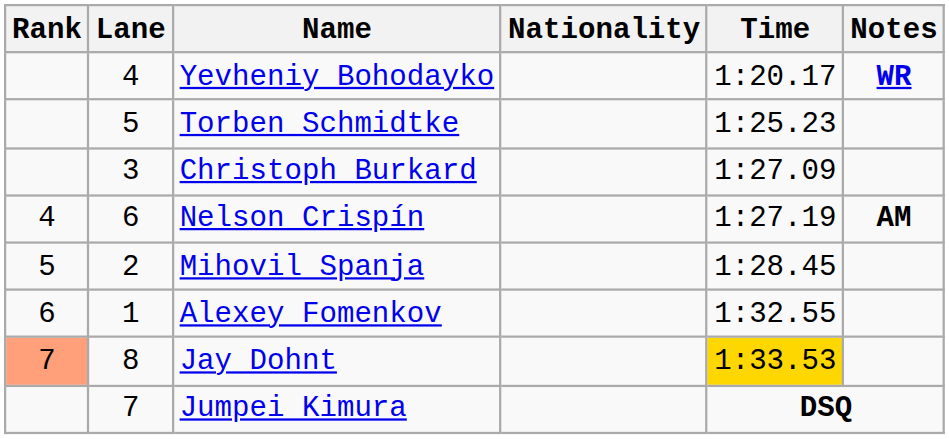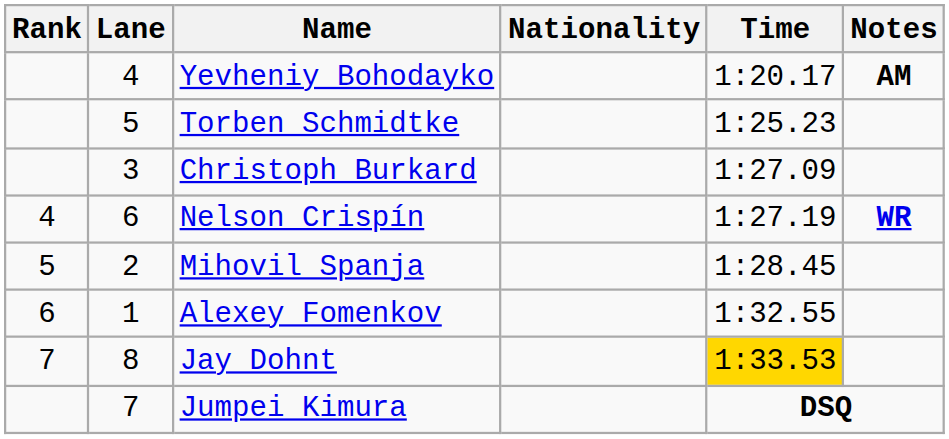(894, 76) WR -> (894, 76) AM
(894, 219) AM -> (894, 219) WR
(47, 361) lightsalmon background -> (47, 361) no background
